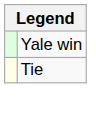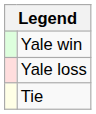+ row: (54, 70)
